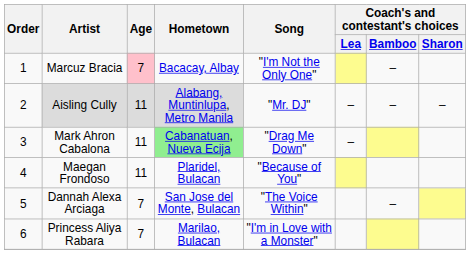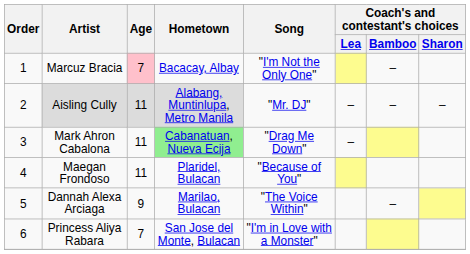(141, 203) 7 -> (141, 203) 9
(199, 203) San Jose del Monte, Bulacan -> (199, 203) Marilao, Bulacan
(199, 234) Marilao, Bulacan -> (199, 234) San Jose del Monte, Bulacan
